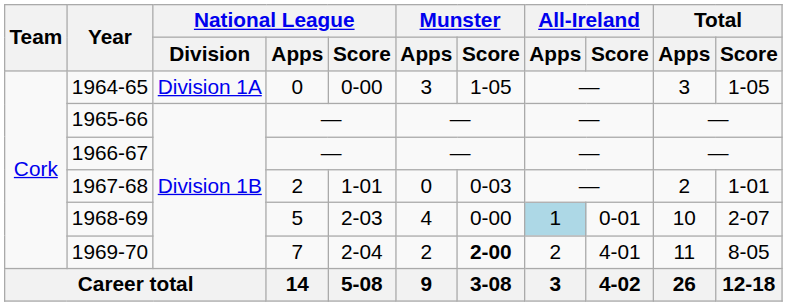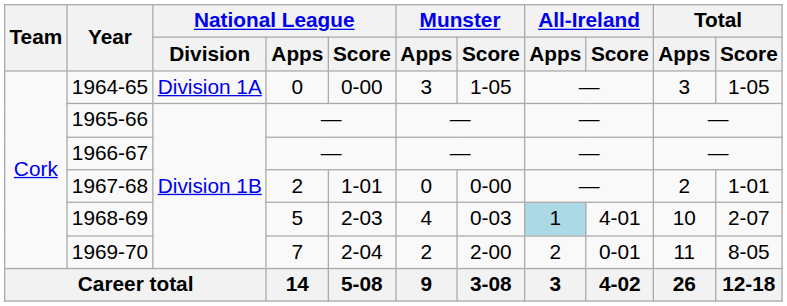(491, 185) 0-03 -> (491, 185) 0-00
(491, 218) 0-00 -> (491, 218) 0-03
(620, 218) 0-01 -> (620, 218) 4-01
(491, 251) bold -> (491, 251) normal
(620, 251) 4-01 -> (620, 251) 0-01
